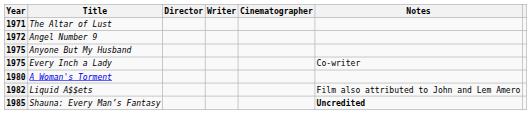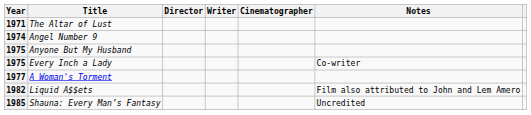(16, 37) 1972 -> (16, 37) 1974
(16, 77) 1980 -> (16, 77) 1977
(341, 103) bold -> (341, 103) normal
